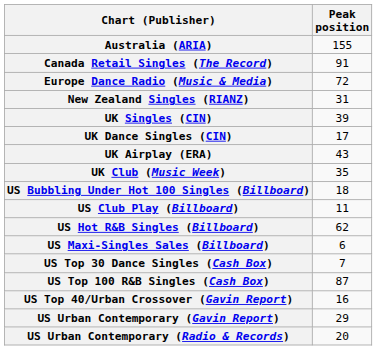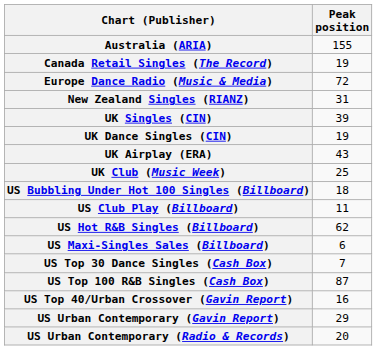(342, 63) 91 -> (342, 63) 19
(342, 136) 17 -> (342, 136) 19
(342, 172) 35 -> (342, 172) 25
